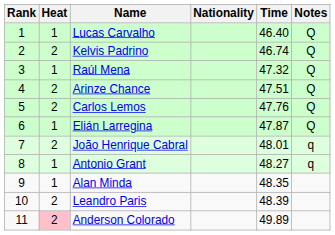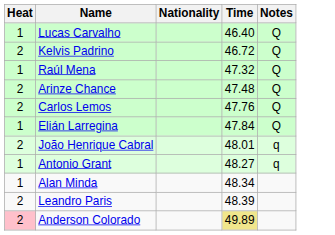- column: (22, 13)
(274, 51) 46.74 -> (240, 51) 46.72
(274, 88) 47.51 -> (240, 88) 47.48
(274, 126) 47.87 -> (240, 126) 47.84
(274, 182) 48.35 -> (240, 182) 48.34
(274, 220) no background -> (240, 220) khaki background
